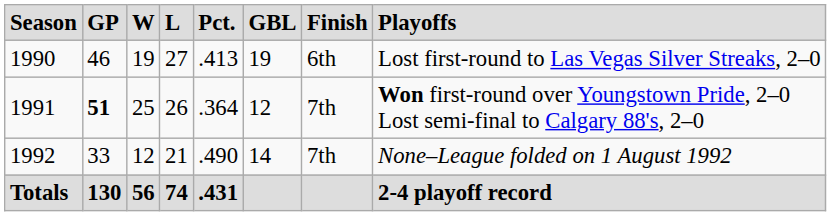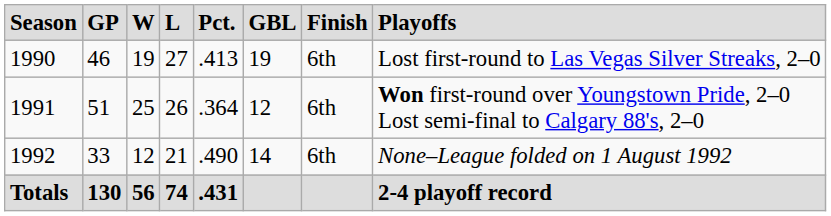(99, 107) bold -> (99, 107) normal
(321, 107) 7th -> (321, 107) 6th
(321, 156) 7th -> (321, 156) 6th
